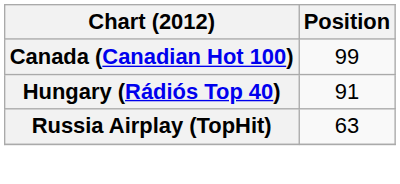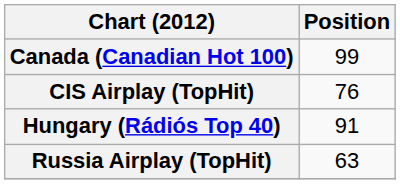+ row: (152, 91)
